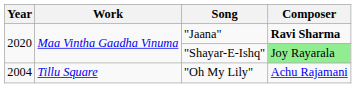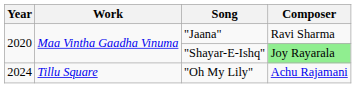(305, 33) bold -> (303, 33) normal
(20, 72) 2004 -> (20, 72) 2024
